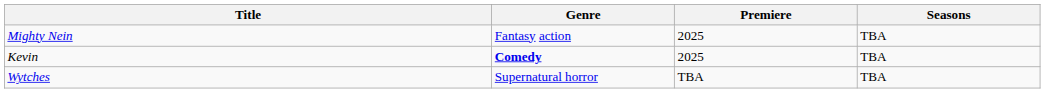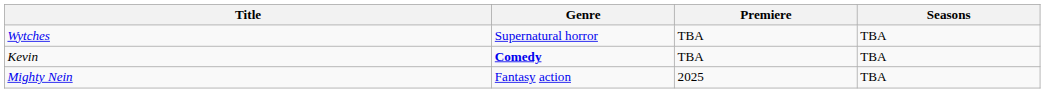rows swapped: (40, 35) <-> (29, 77)
(691, 56) 2025 -> (691, 56) TBA
